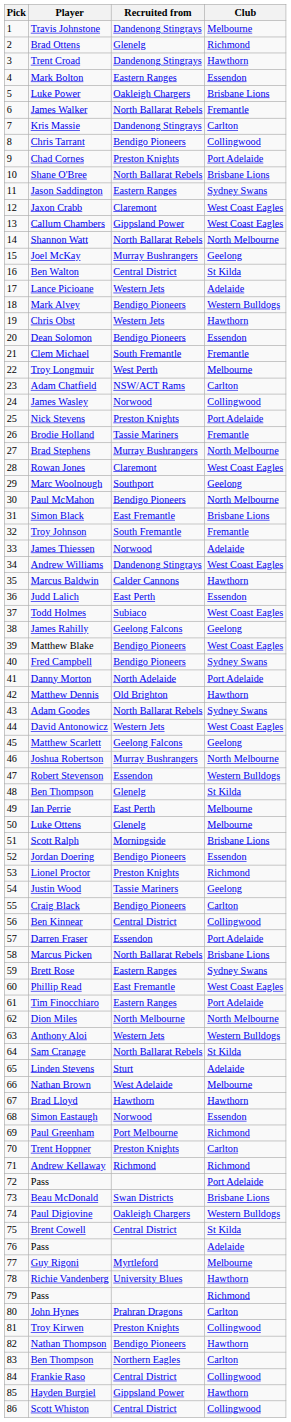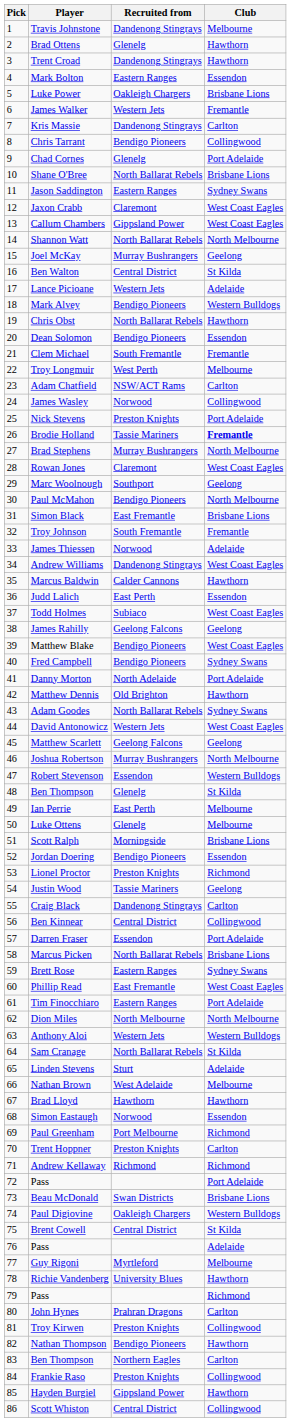(229, 45) Richmond -> (228, 45) Hawthorn
(158, 110) North Ballarat Rebels -> (139, 110) Western Jets
(146, 158) Preston Knights -> (129, 158) Glenelg
(139, 321) Western Jets -> (158, 321) North Ballarat Rebels
(228, 434) normal -> (230, 434) bold
(150, 905) Bendigo Pioneers -> (158, 905) Dandenong Stingrays
(145, 1376) Central District -> (146, 1376) Preston Knights
